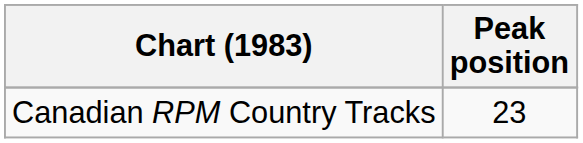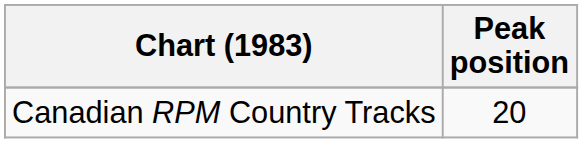(509, 112) 23 -> (509, 112) 20
